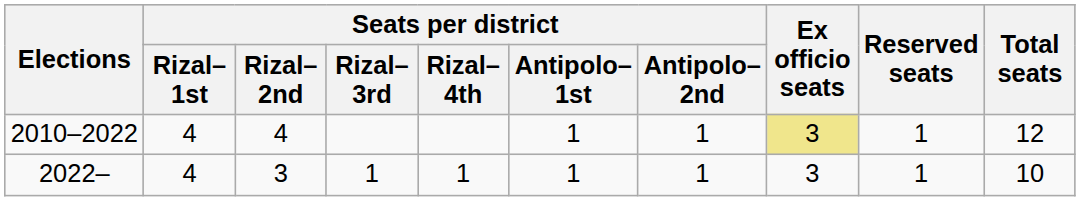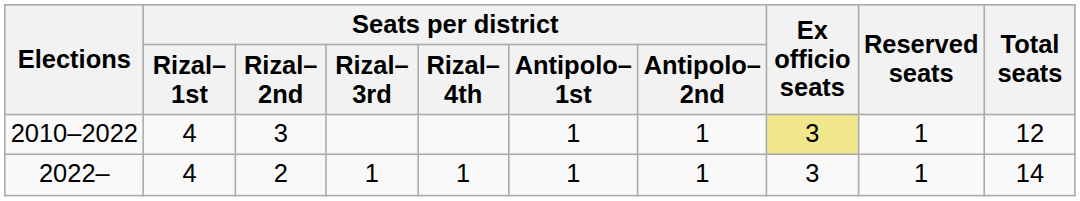(281, 133) 4 -> (281, 133) 3
(281, 174) 3 -> (281, 174) 2
(1030, 174) 10 -> (1030, 174) 14
